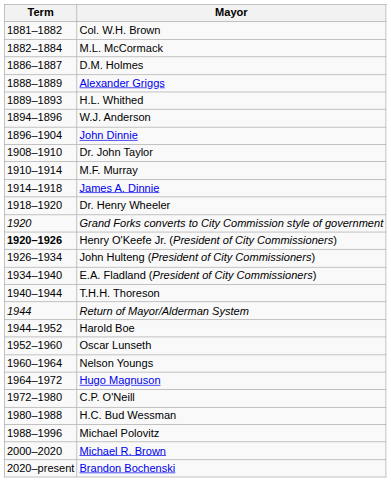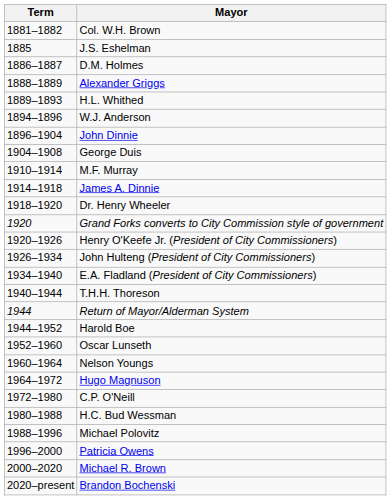- row: (121, 48)
+ row: (115, 48)
+ row: (110, 153)
- row: (116, 153)
(35, 240) bold -> (35, 240) normal
+ row: (117, 450)
